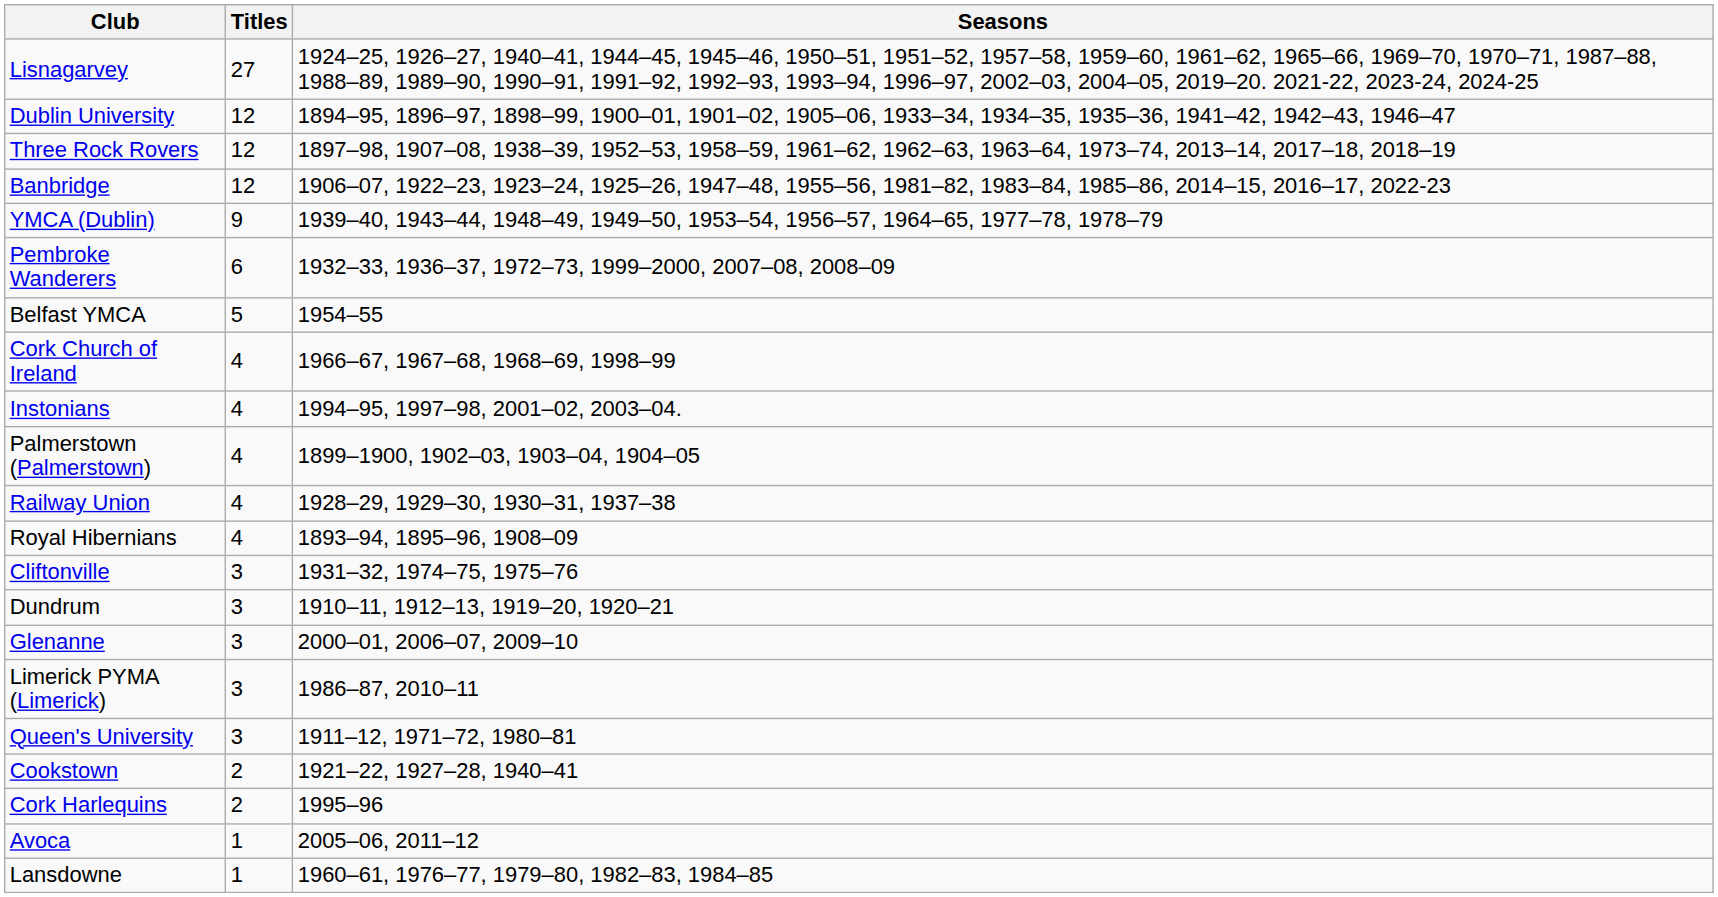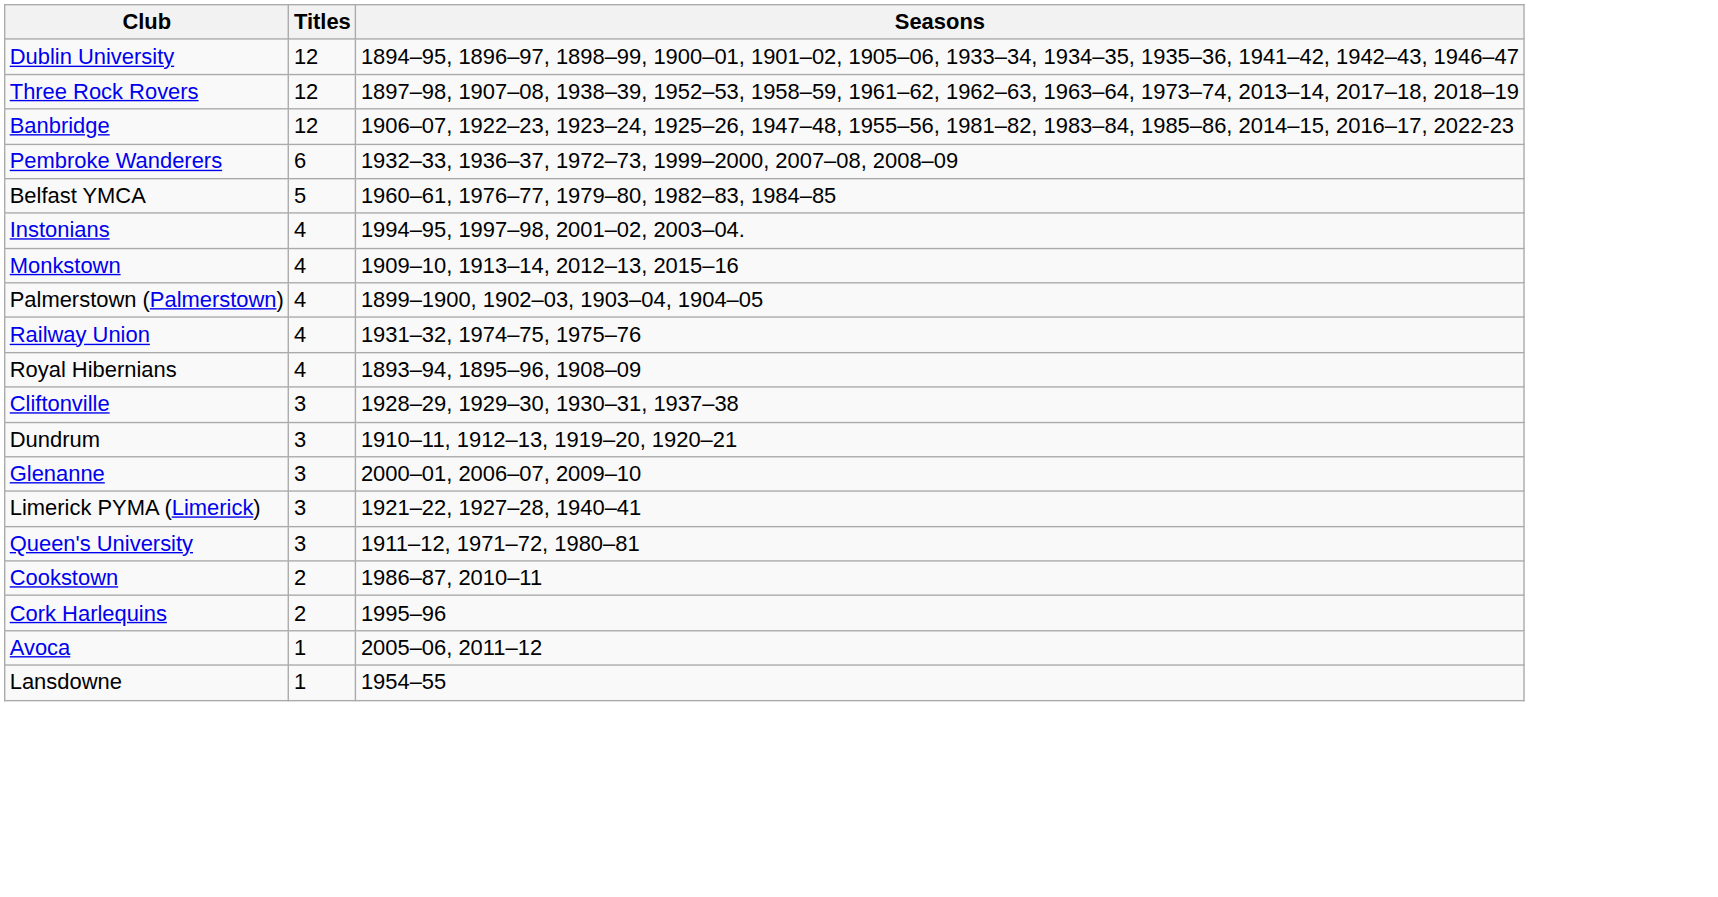- row: (69, 68)
- row: (82, 220)
(340, 314) 1954–55 -> (599, 195) 1960–61, 1976–77, 1979–80, 1982–83, 1984–85
- row: (83, 361)
+ row: (65, 265)
(487, 502) 1928–29, 1929–30, 1930–31, 1937–38 -> (501, 334) 1931–32, 1974–75, 1975–76
(438, 572) 1931–32, 1974–75, 1975–76 -> (550, 404) 1928–29, 1929–30, 1930–31, 1937–38
(388, 689) 1986–87, 2010–11 -> (501, 508) 1921–22, 1927–28, 1940–41
(438, 770) 1921–22, 1927–28, 1940–41 -> (451, 578) 1986–87, 2010–11
(535, 875) 1960–61, 1976–77, 1979–80, 1982–83, 1984–85 -> (404, 682) 1954–55
